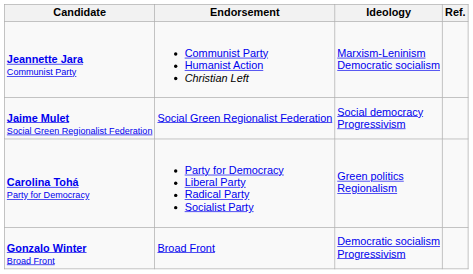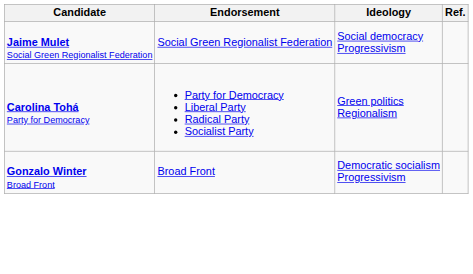- row: (45, 65)
